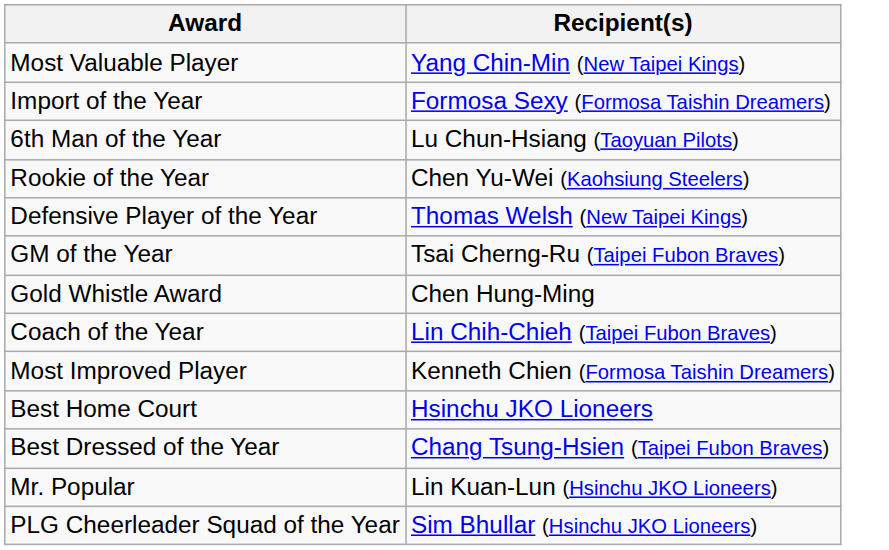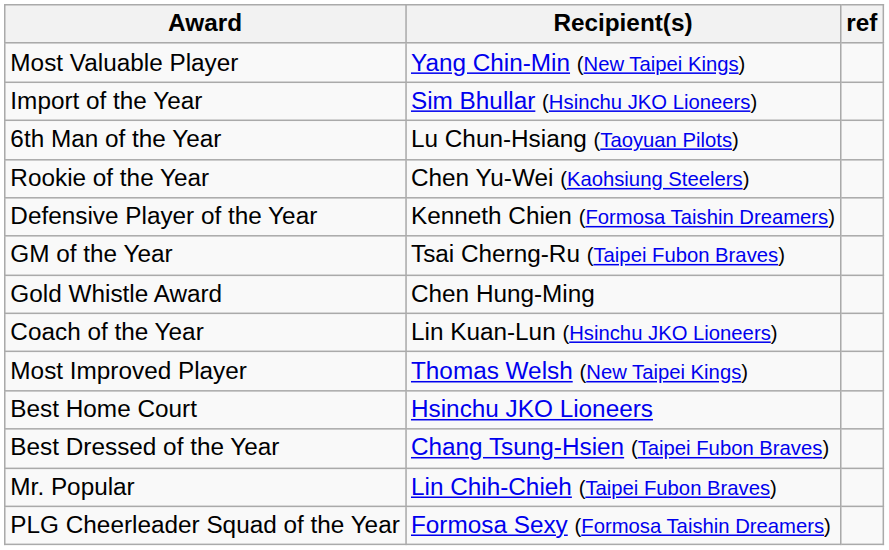+ column: (862, 23)
(621, 100) Formosa Sexy (Formosa Taishin Dreamers) -> (584, 100) Sim Bhullar (Hsinchu JKO Lioneers)
(580, 216) Thomas Welsh (New Taipei Kings) -> (623, 216) Kenneth Chien (Formosa Taishin Dreamers)
(594, 332) Lin Chih-Chieh (Taipei Fubon Braves) -> (594, 332) Lin Kuan-Lun (Hsinchu JKO Lioneers)
(623, 370) Kenneth Chien (Formosa Taishin Dreamers) -> (580, 370) Thomas Welsh (New Taipei Kings)
(594, 486) Lin Kuan-Lun (Hsinchu JKO Lioneers) -> (594, 486) Lin Chih-Chieh (Taipei Fubon Braves)
(584, 525) Sim Bhullar (Hsinchu JKO Lioneers) -> (621, 525) Formosa Sexy (Formosa Taishin Dreamers)
